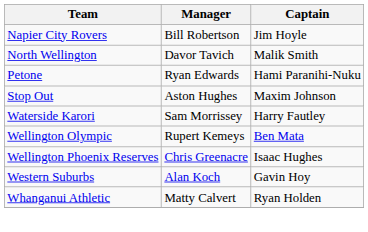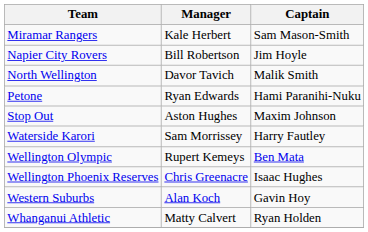+ row: (52, 34)
